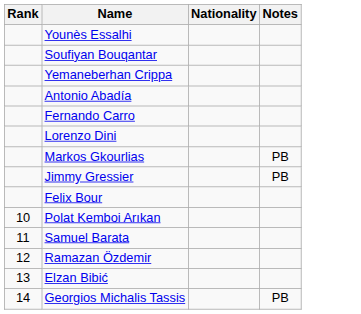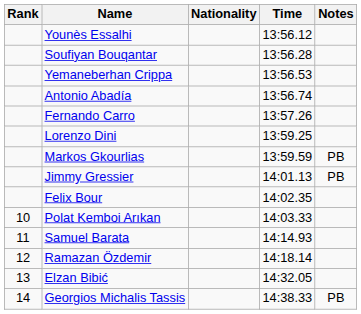+ column: (287, 14)
